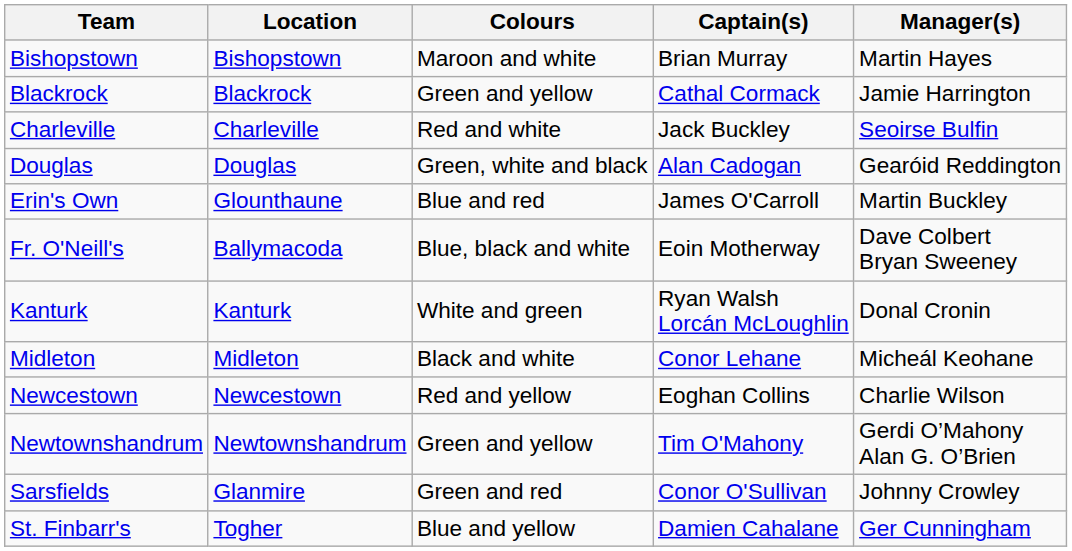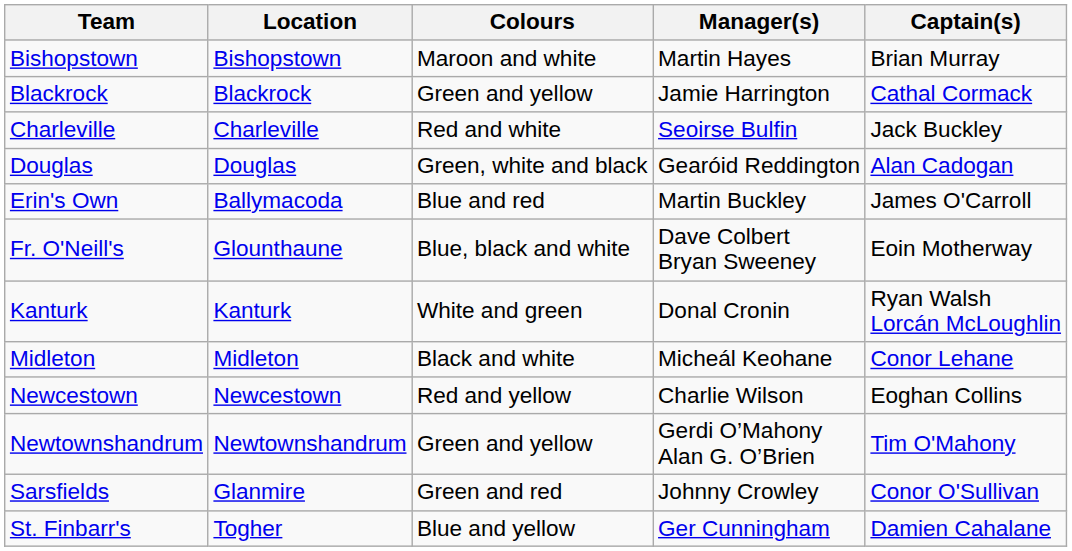columns swapped: (960, 22) <-> (753, 22)
(278, 201) Glounthaune -> (278, 201) Ballymacoda
(278, 249) Ballymacoda -> (278, 249) Glounthaune
